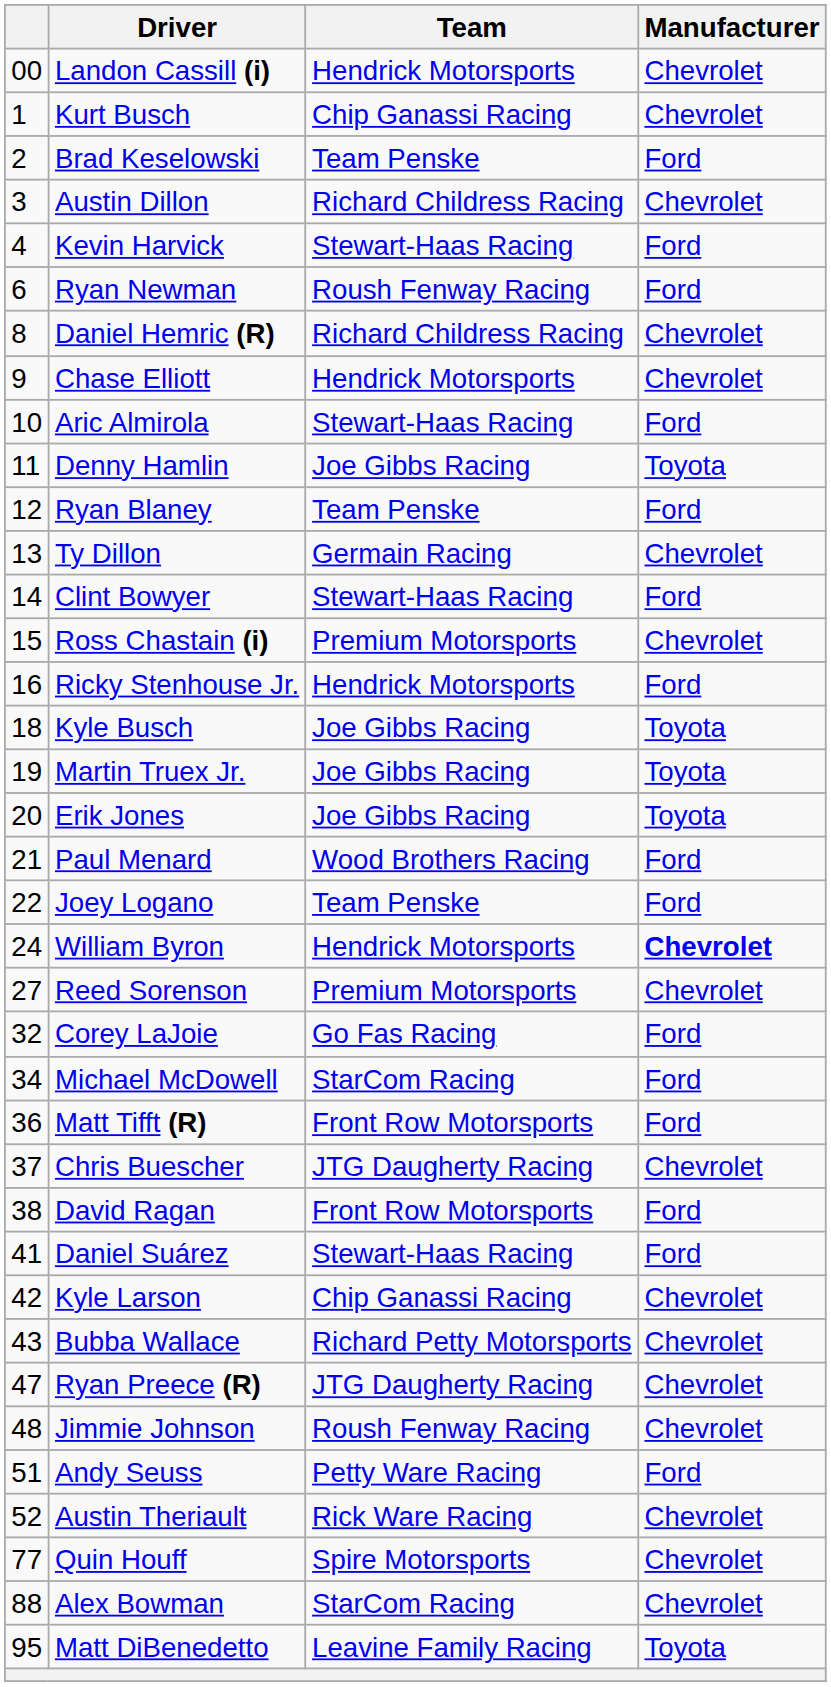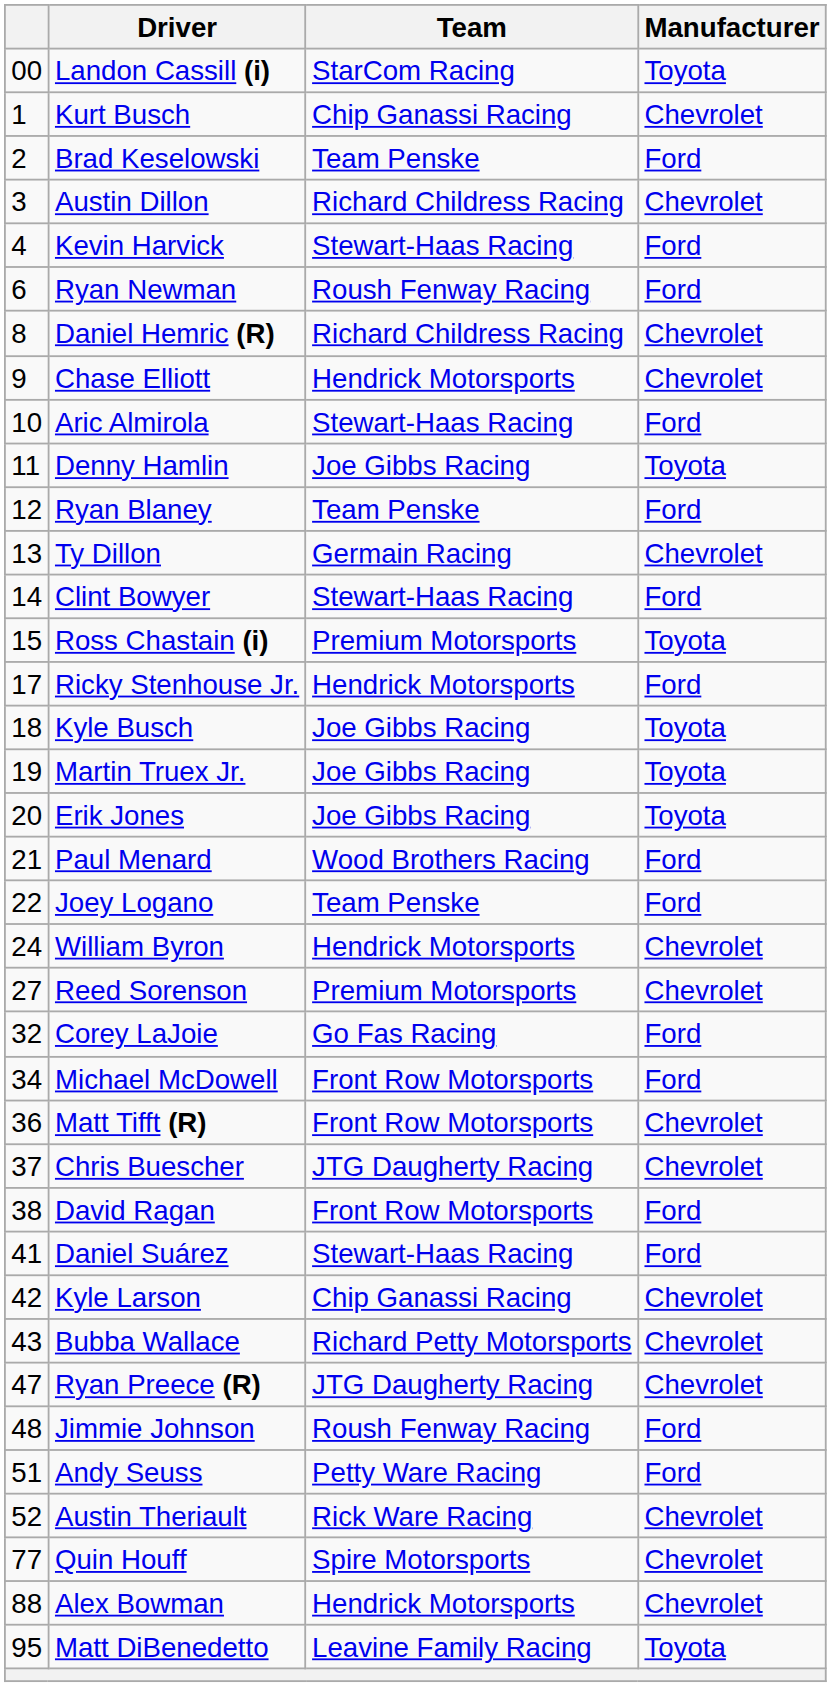(443, 71) Hendrick Motorsports -> (413, 71) StarCom Racing
(704, 71) Chevrolet -> (685, 71) Toyota
(704, 640) Chevrolet -> (685, 640) Toyota
(27, 684) 16 -> (27, 684) 17
(708, 947) bold -> (704, 947) normal
(413, 1078) StarCom Racing -> (453, 1078) Front Row Motorsports
(673, 1122) Ford -> (704, 1122) Chevrolet
(704, 1428) Chevrolet -> (673, 1428) Ford
(413, 1604) StarCom Racing -> (443, 1604) Hendrick Motorsports
